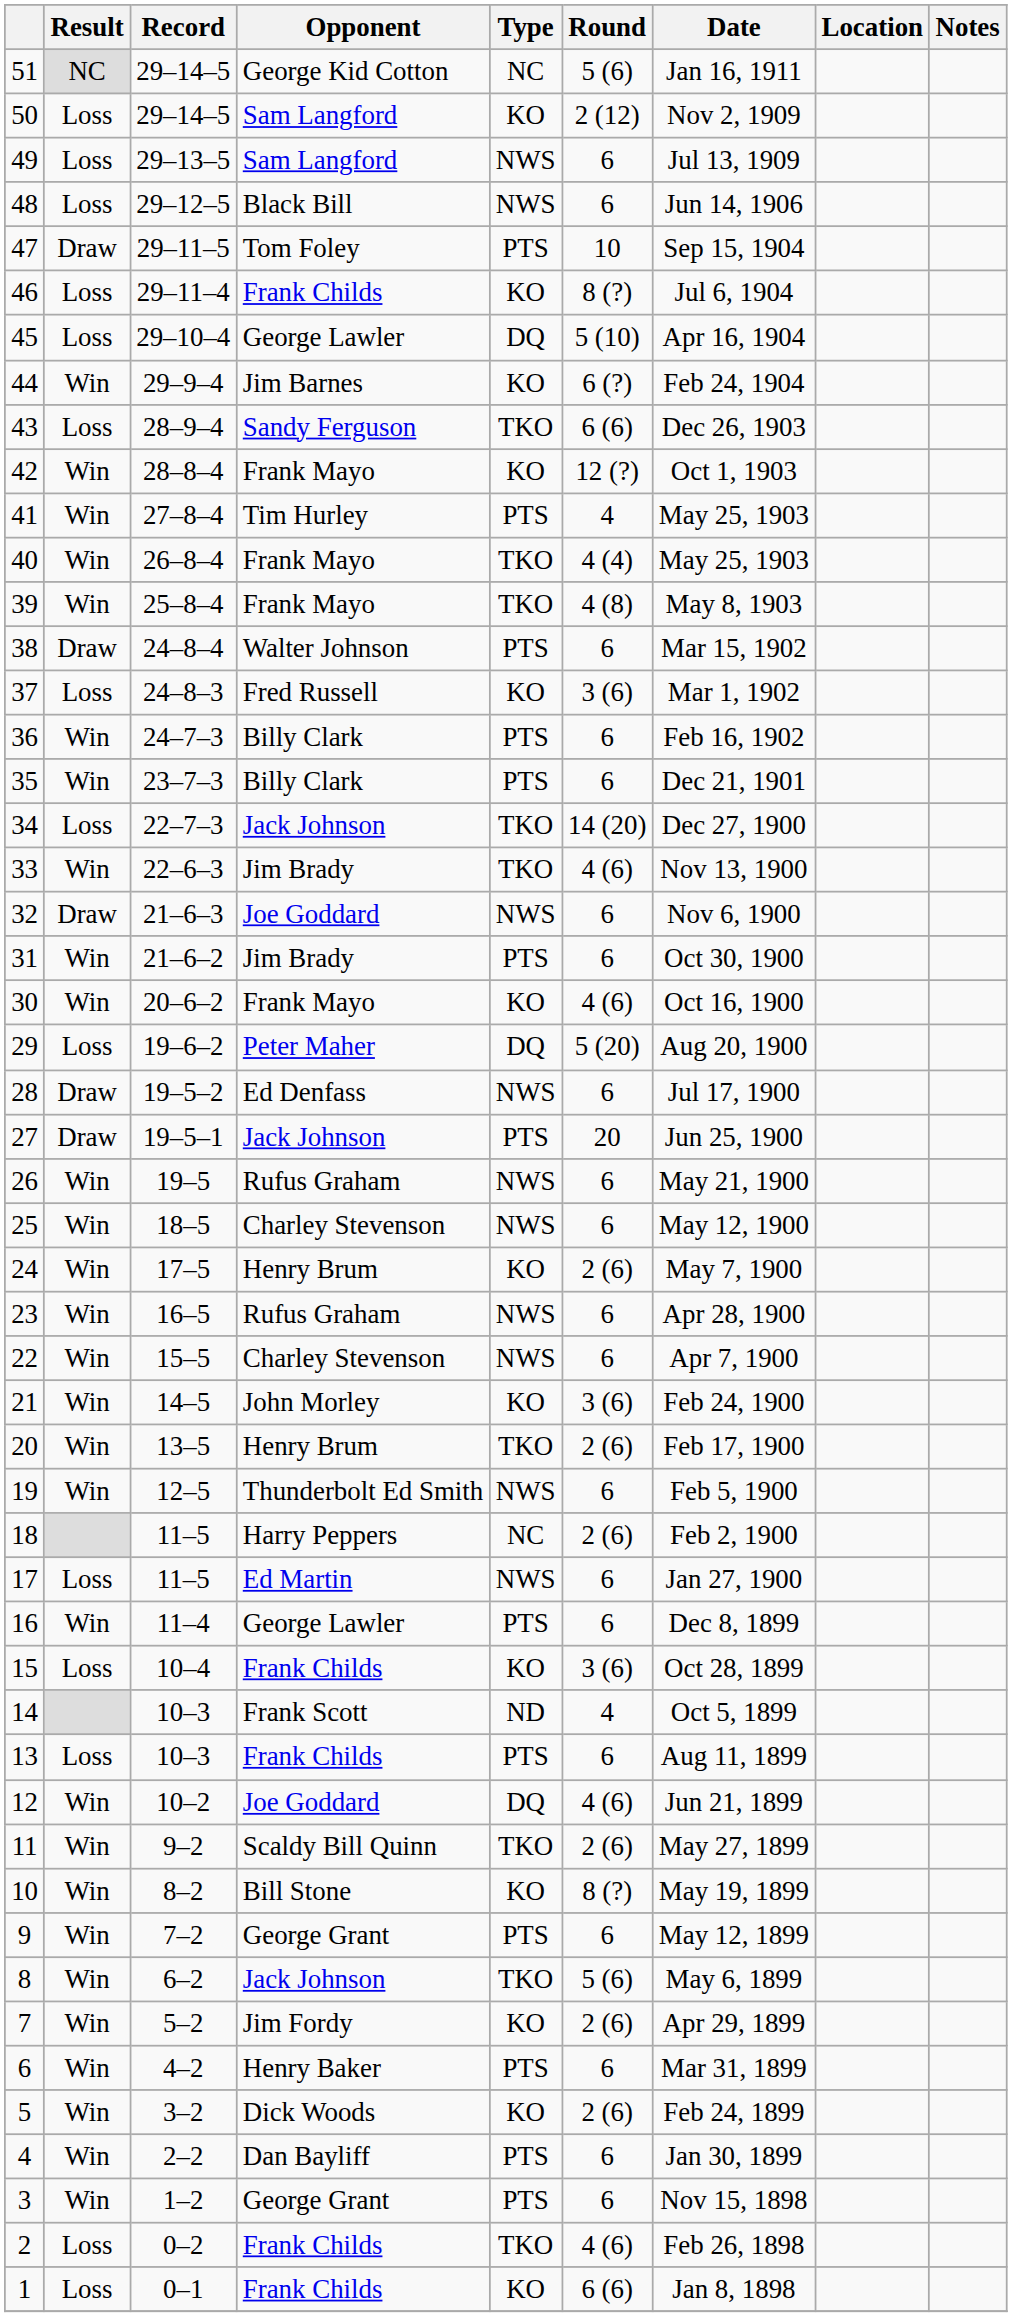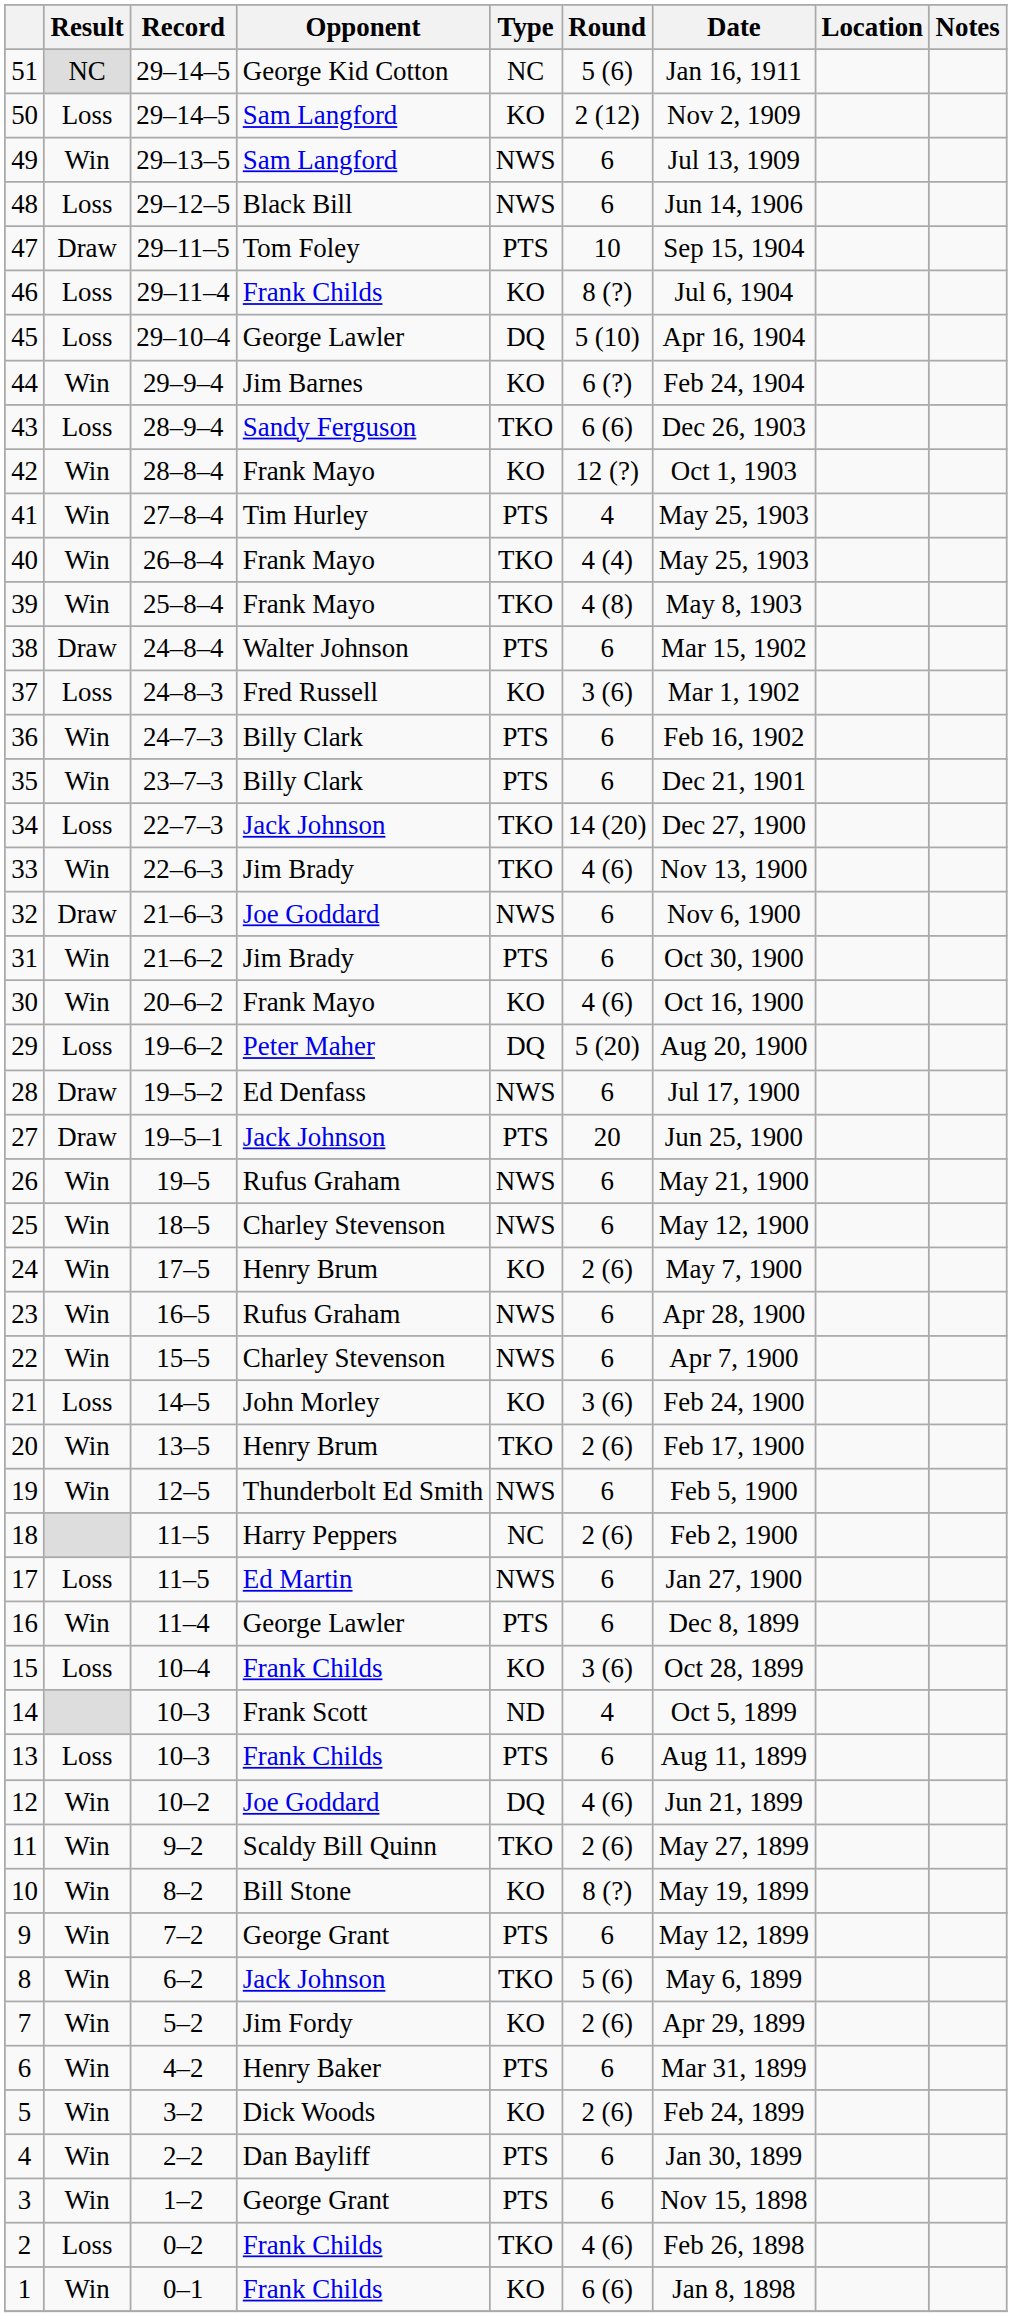(87, 159) Loss -> (87, 159) Win
(87, 1402) Win -> (87, 1402) Loss
(87, 2289) Loss -> (87, 2289) Win
